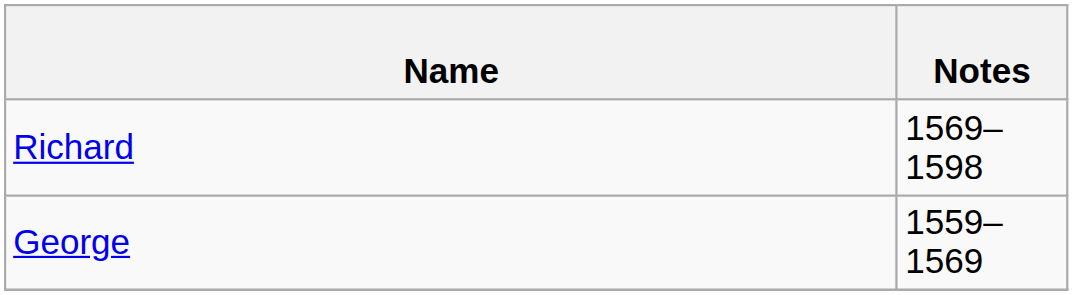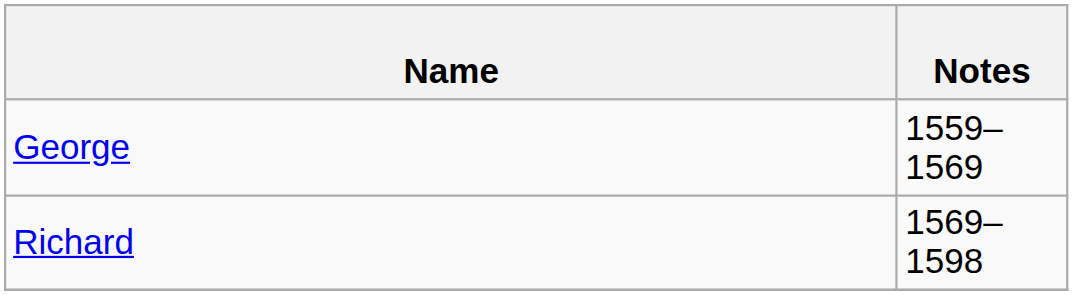rows swapped: (72, 241) <-> (74, 146)
